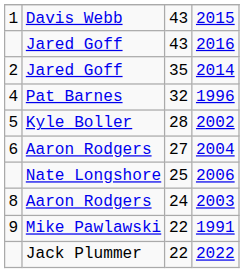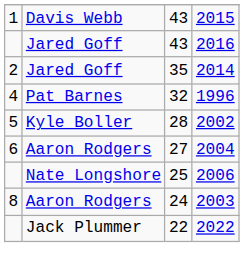- row: (215, 228)
